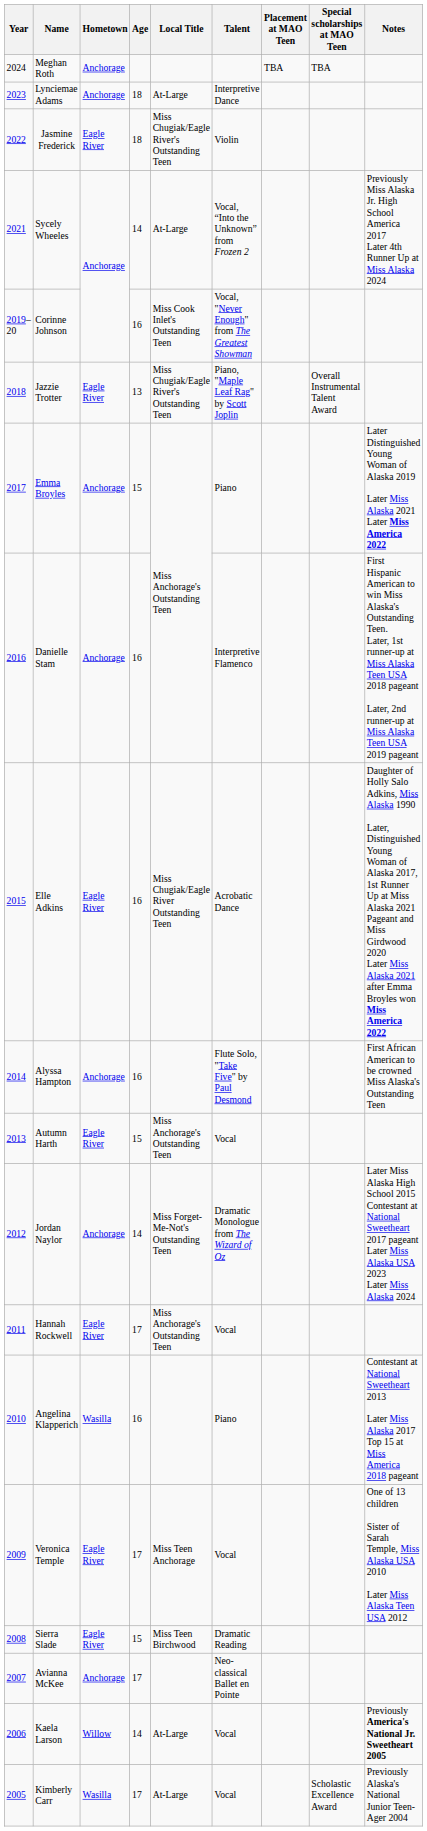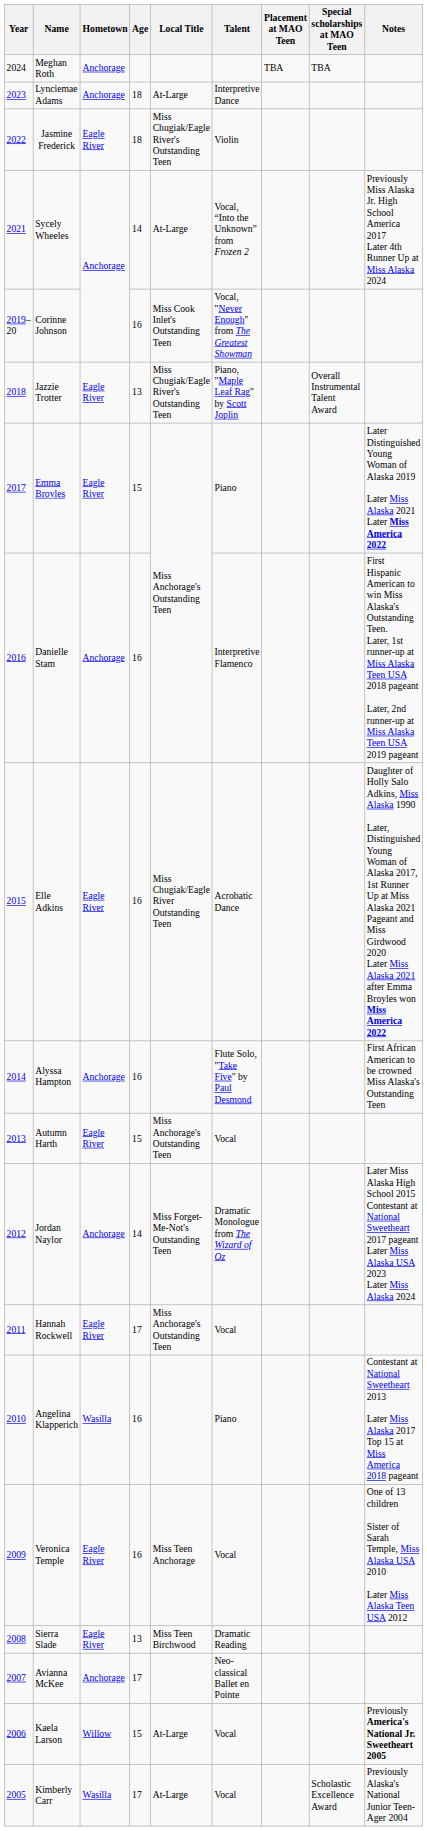(104, 488) Anchorage -> (94, 488) Eagle River
(137, 1555) 17 -> (137, 1555) 16
(137, 1639) 15 -> (137, 1639) 13
(137, 1734) 14 -> (137, 1734) 15
